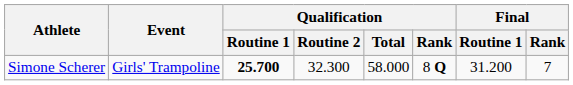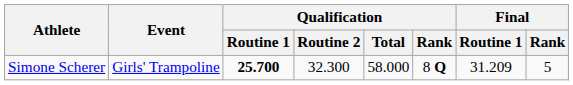(491, 67) 31.200 -> (491, 67) 31.209
(547, 67) 7 -> (547, 67) 5
